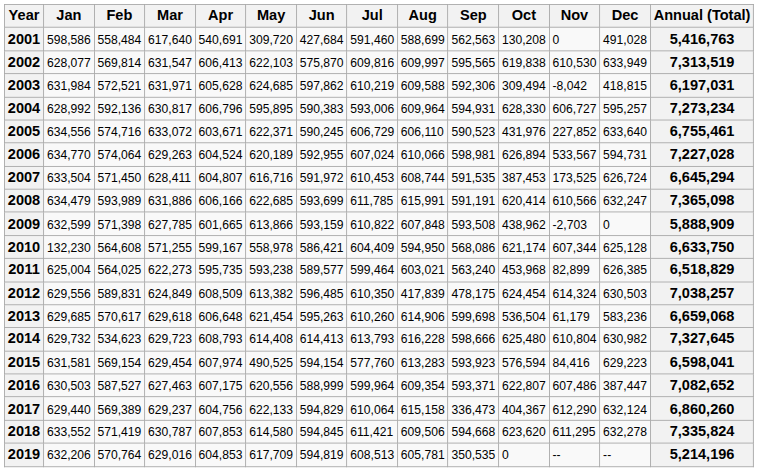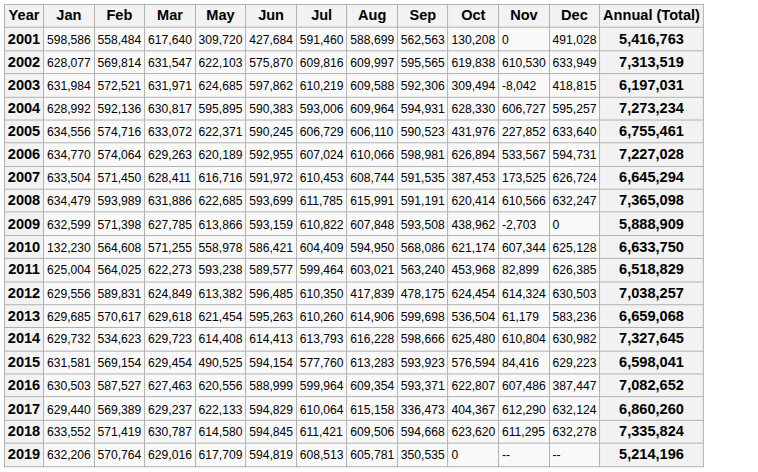- column: (221, 16)
